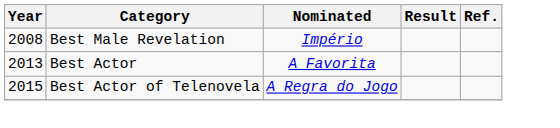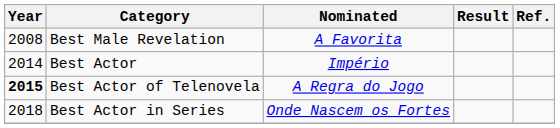(332, 40) Império -> (358, 40) A Favorita
(26, 64) 2013 -> (26, 64) 2014
(332, 64) A Favorita -> (358, 64) Império
(26, 88) normal -> (26, 88) bold
+ row: (137, 111)
